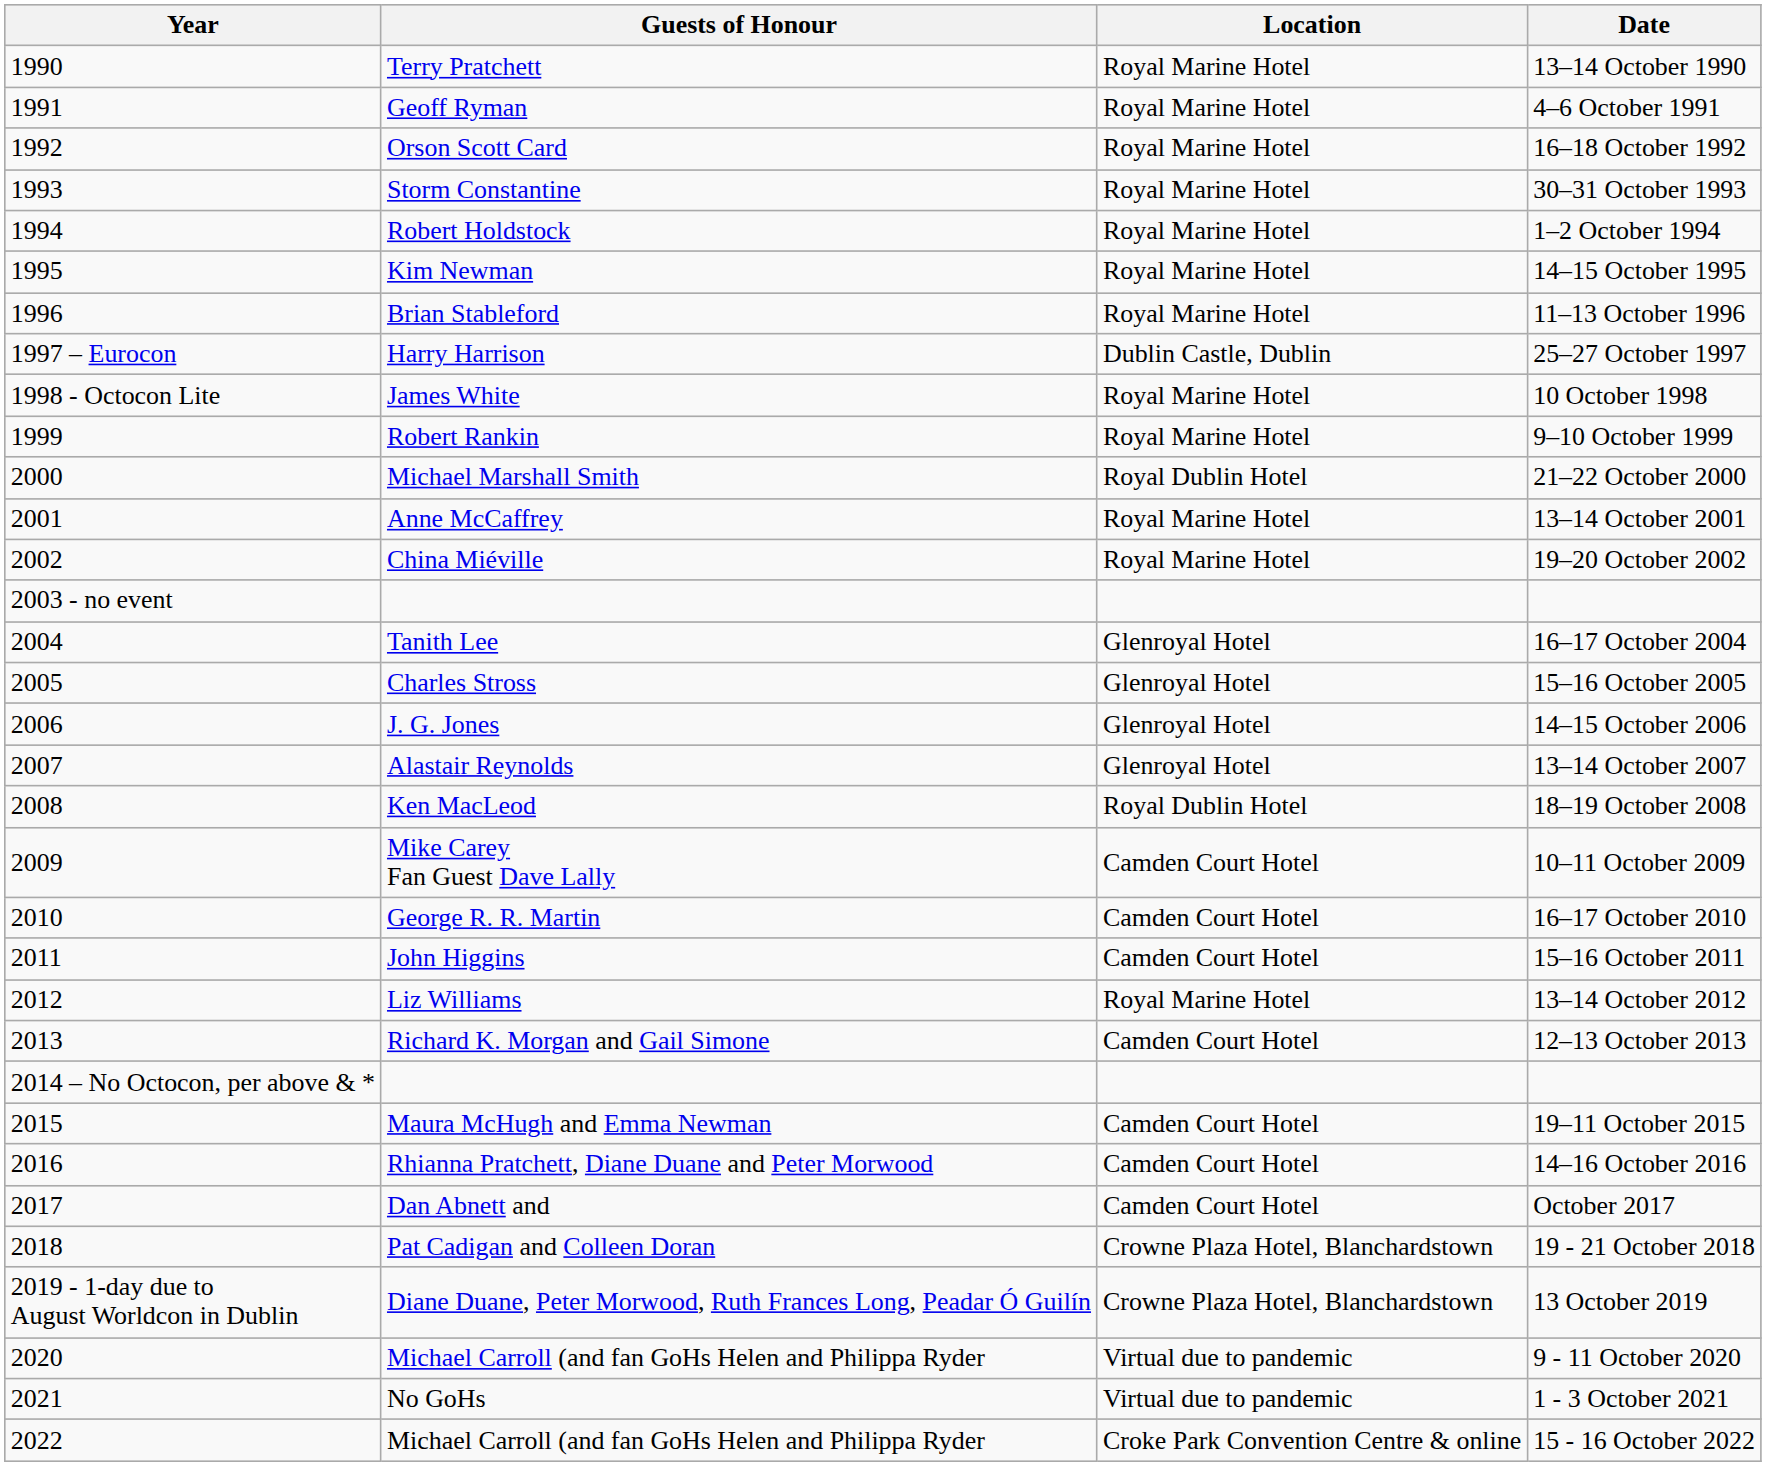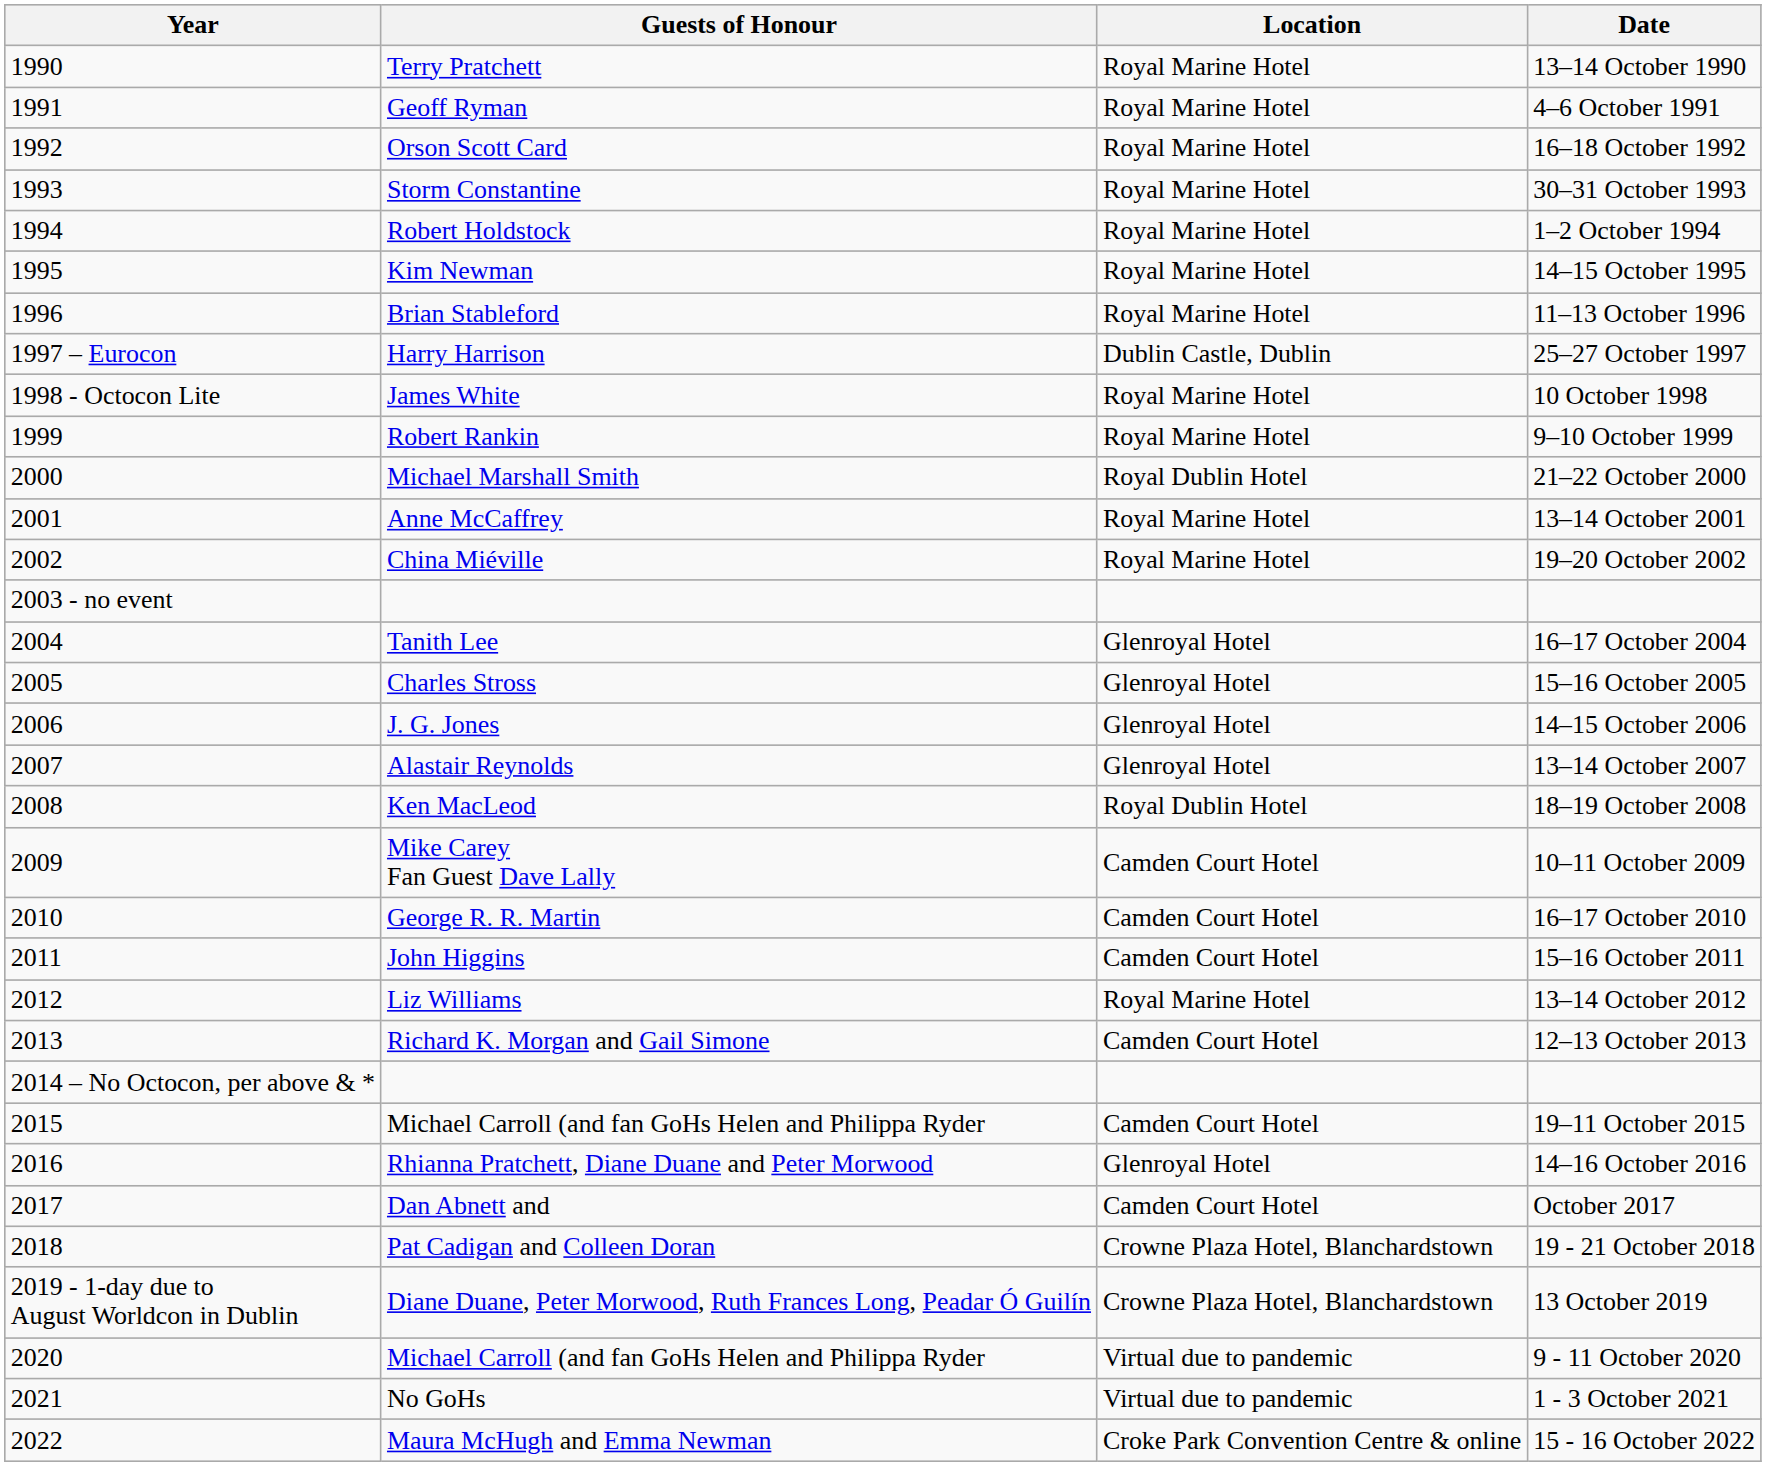(579, 1123) Maura McHugh and Emma Newman -> (686, 1123) Michael Carroll (and fan GoHs Helen and Philippa Ryder
(1211, 1164) Camden Court Hotel -> (1187, 1164) Glenroyal Hotel
(686, 1439) Michael Carroll (and fan GoHs Helen and Philippa Ryder -> (579, 1439) Maura McHugh and Emma Newman
